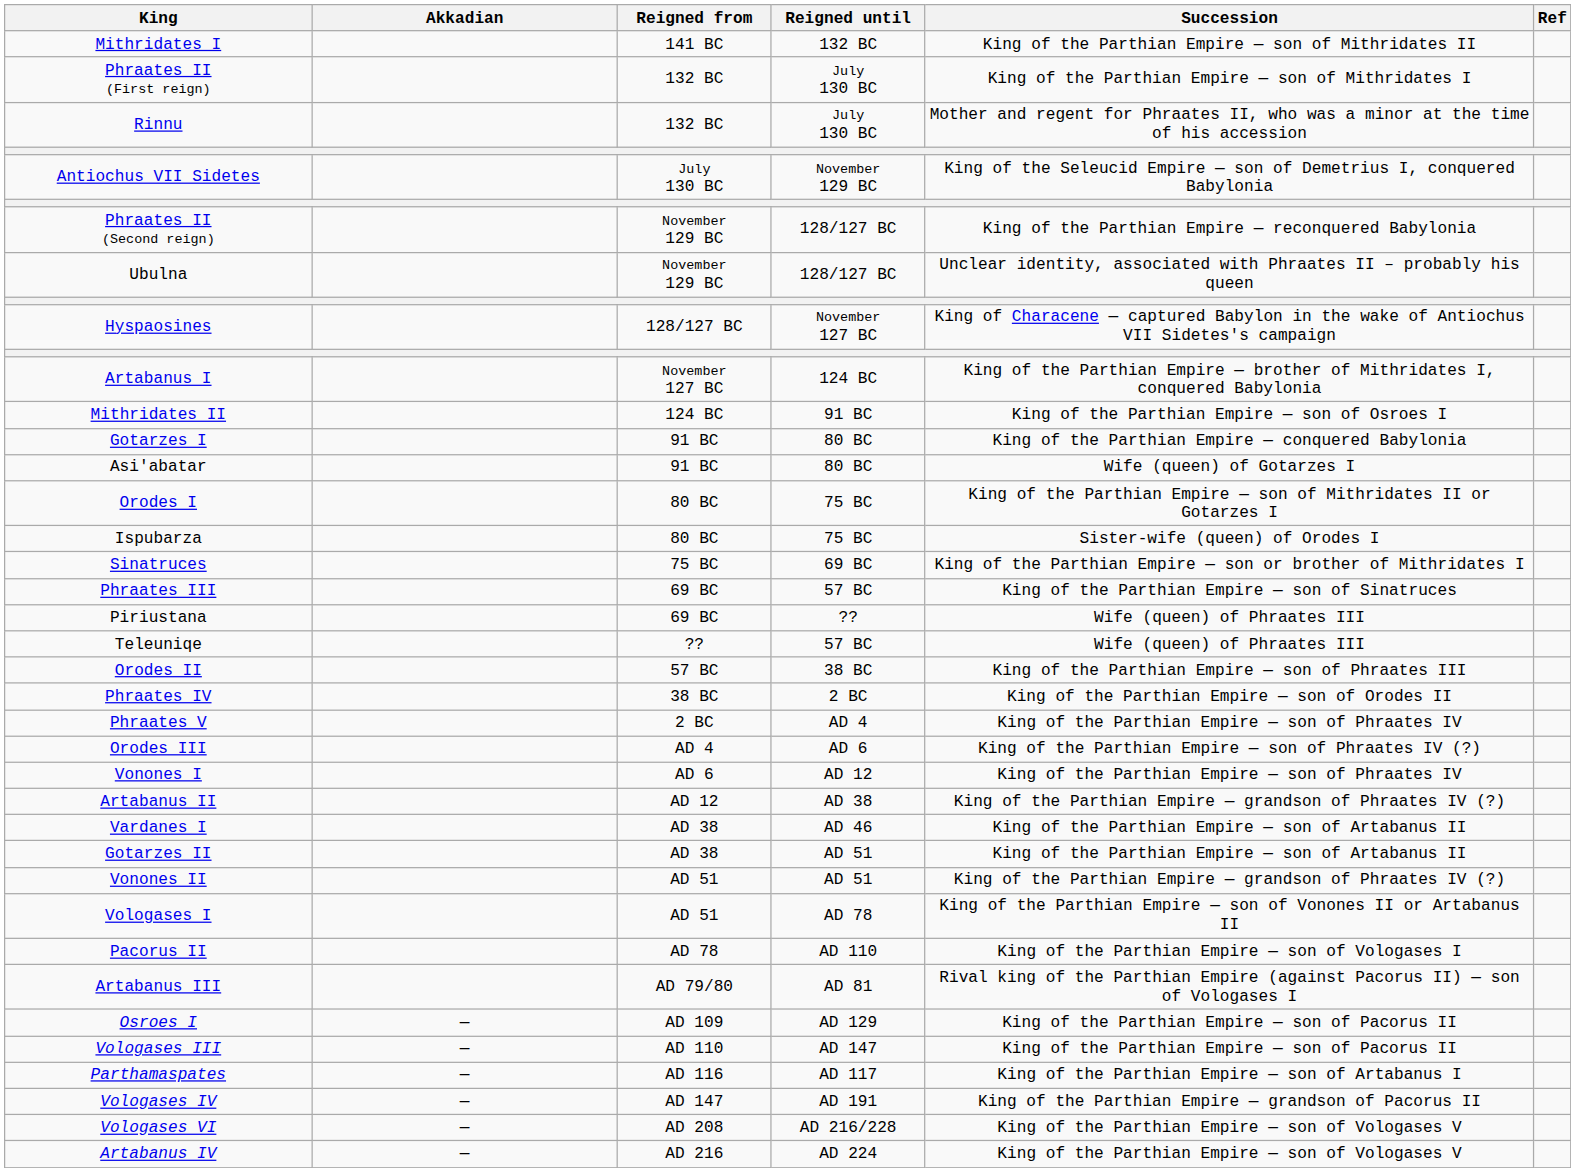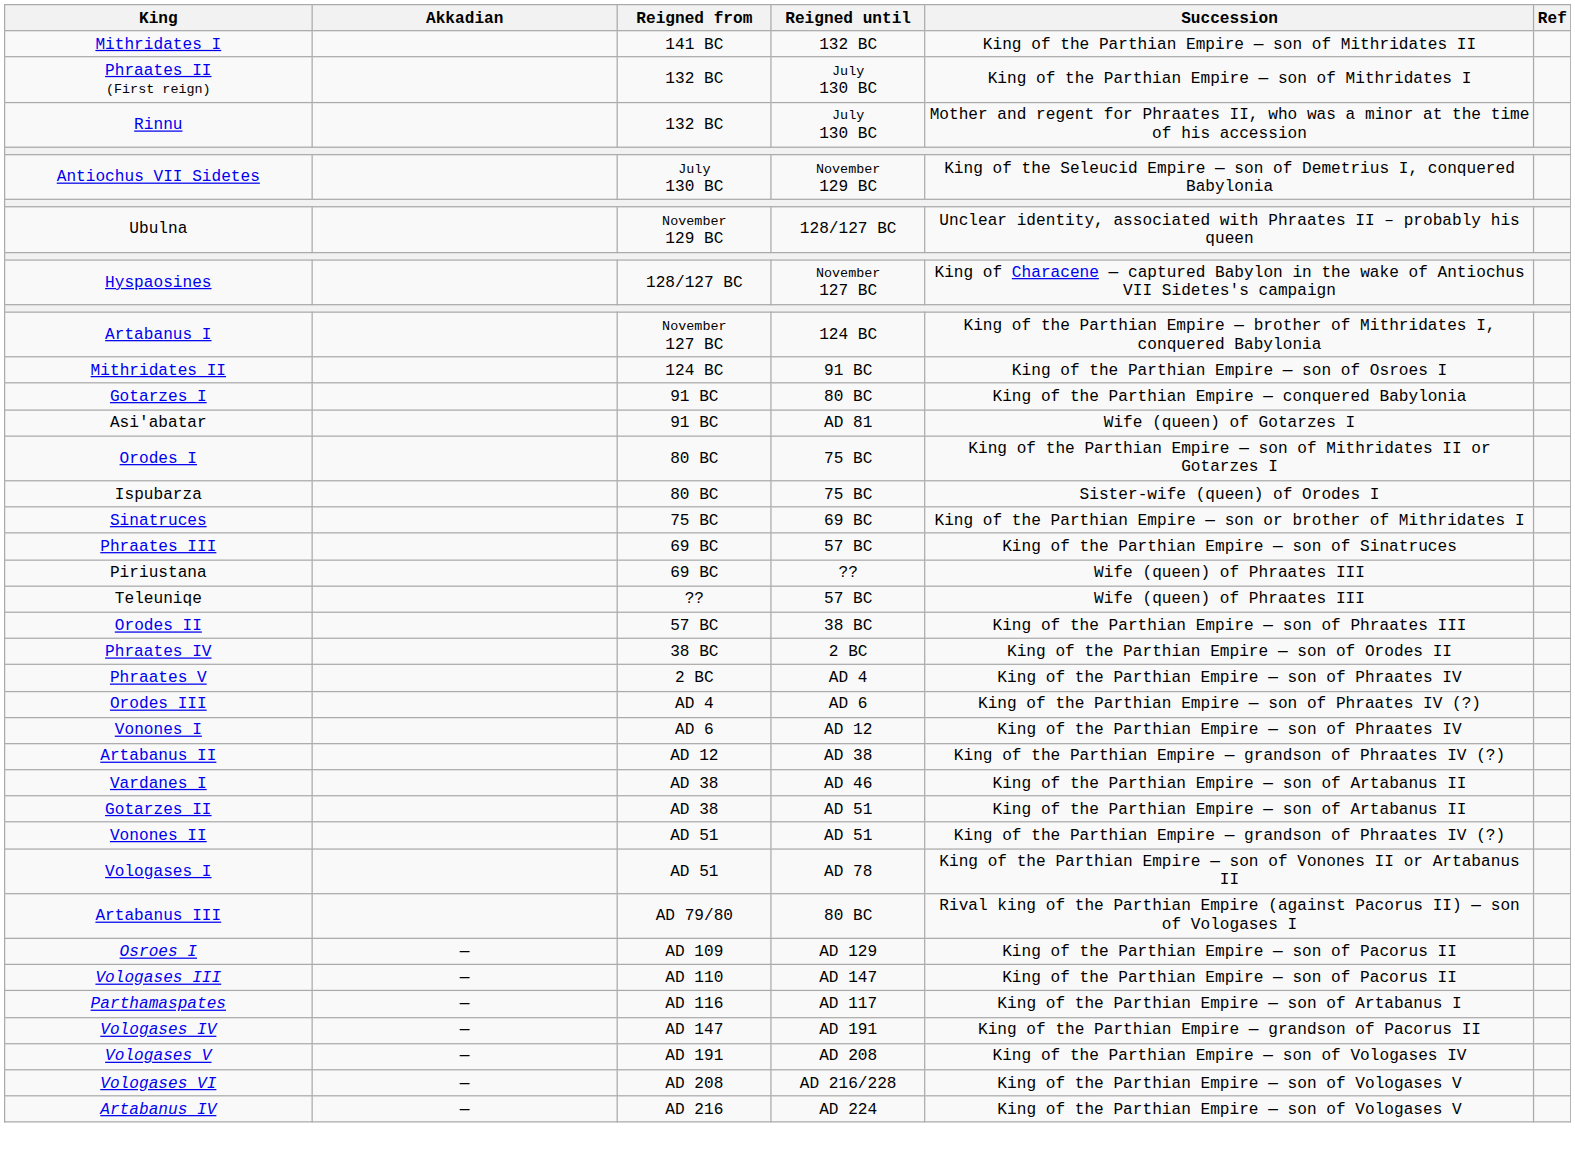- row: (158, 229)
(848, 468) 80 BC -> (848, 423) AD 81
- row: (158, 951)
(848, 987) AD 81 -> (848, 916) 80 BC
+ row: (158, 1057)
